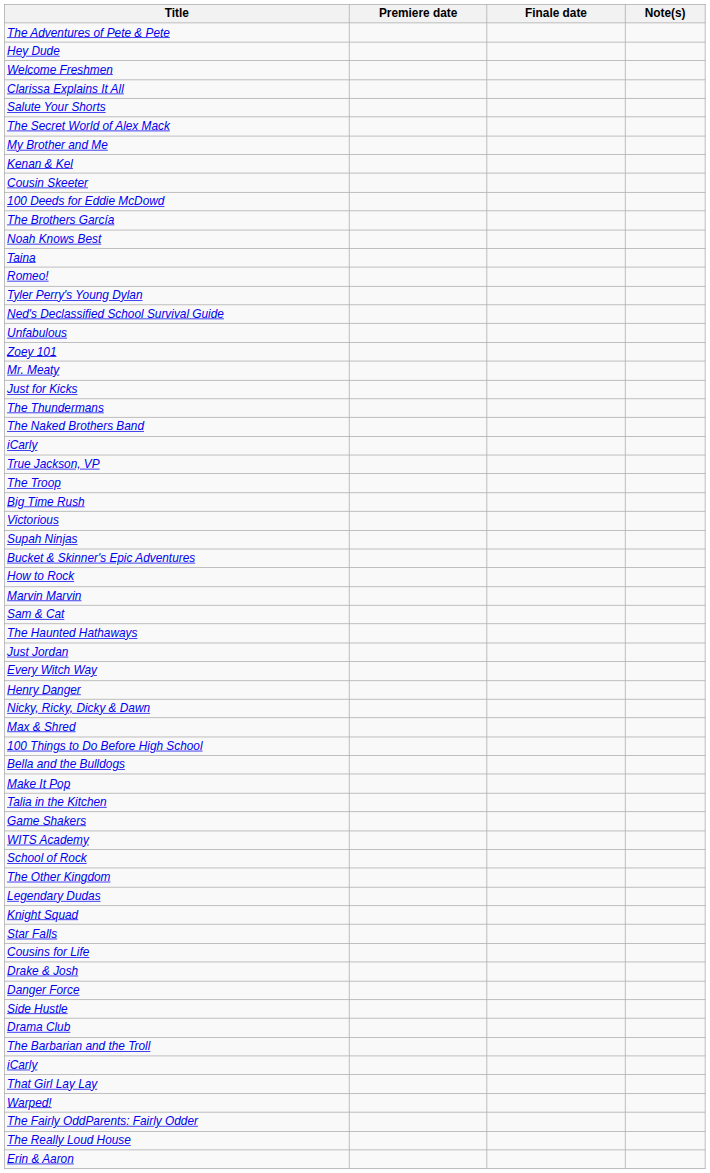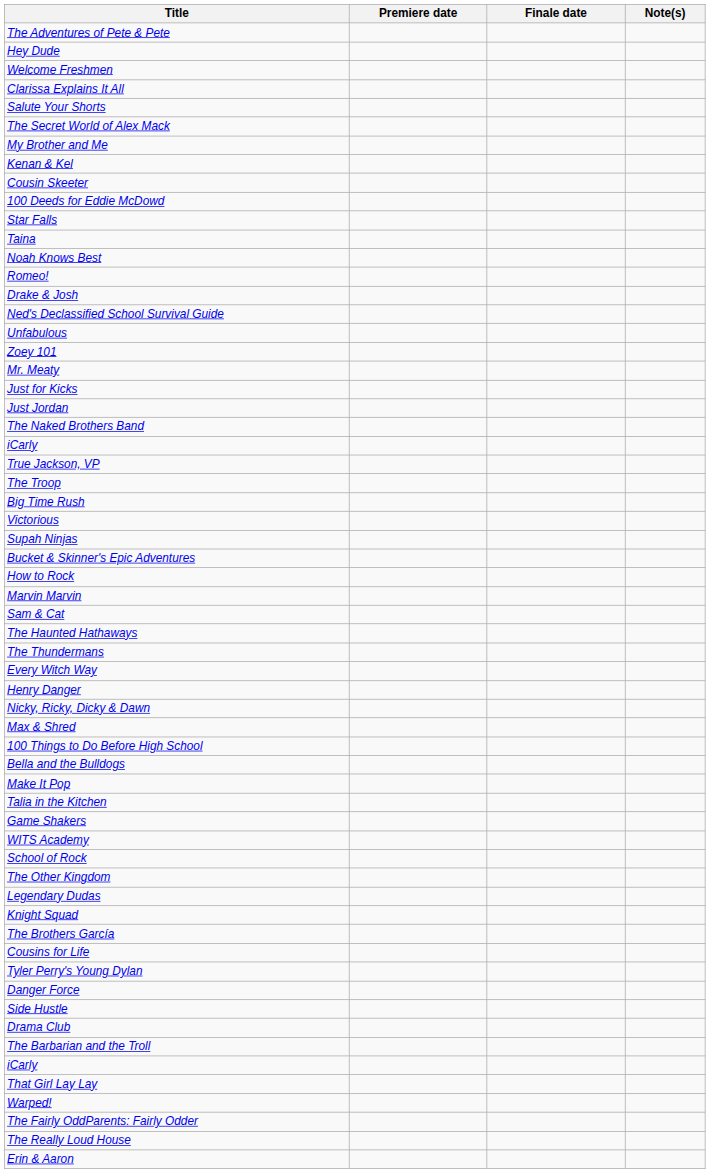rows swapped: (61, 220) <-> (32, 933)
rows swapped: (54, 239) <-> (21, 257)
rows swapped: (43, 971) <-> (75, 295)
rows swapped: (38, 652) <-> (55, 408)
